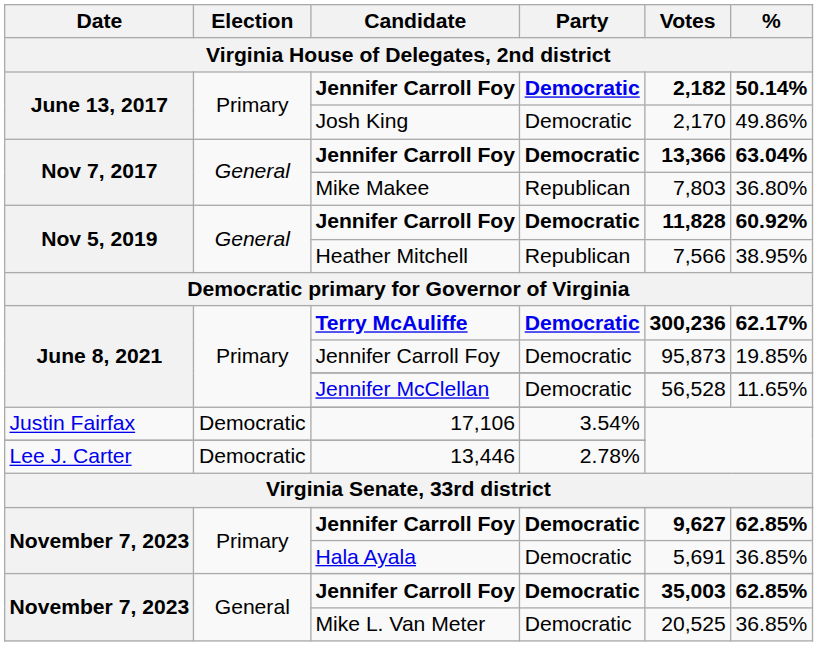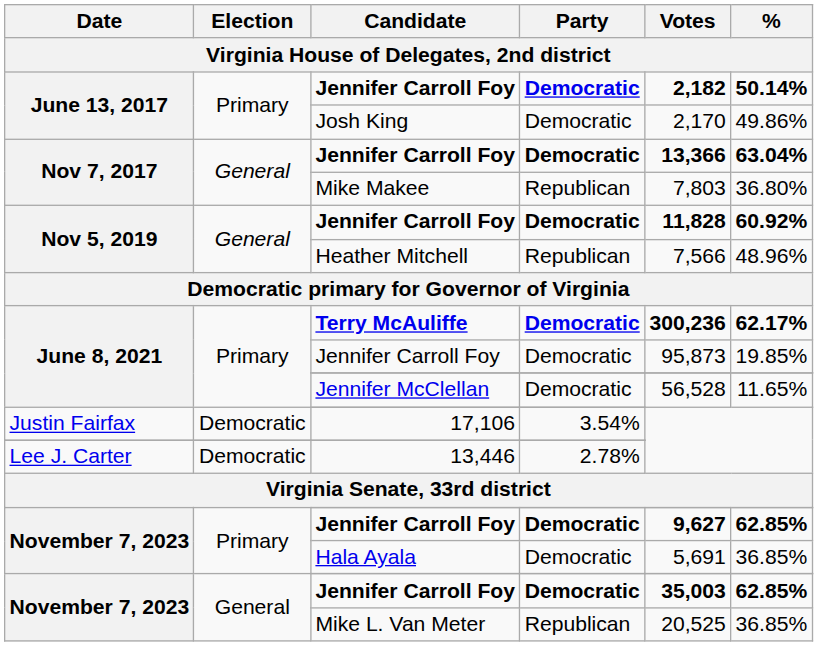(771, 255) 38.95% -> (771, 255) 48.96%
(578, 624) Democratic -> (578, 624) Republican
